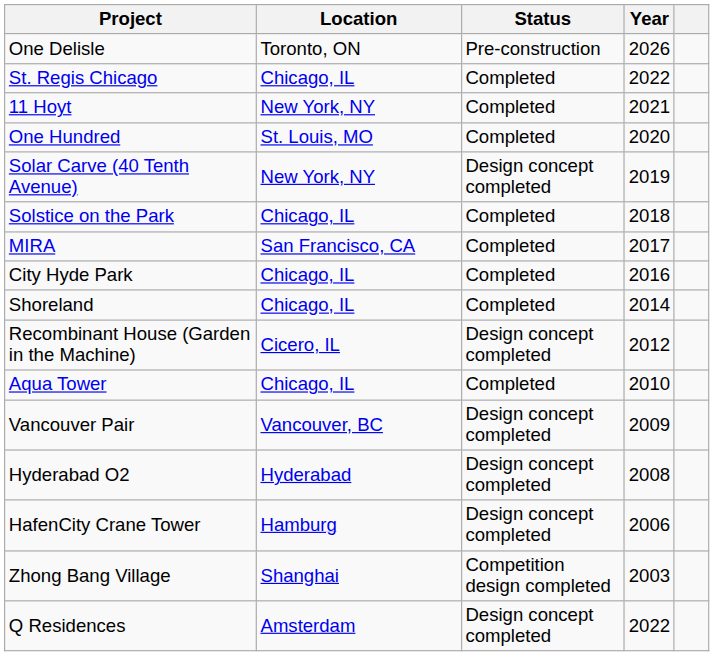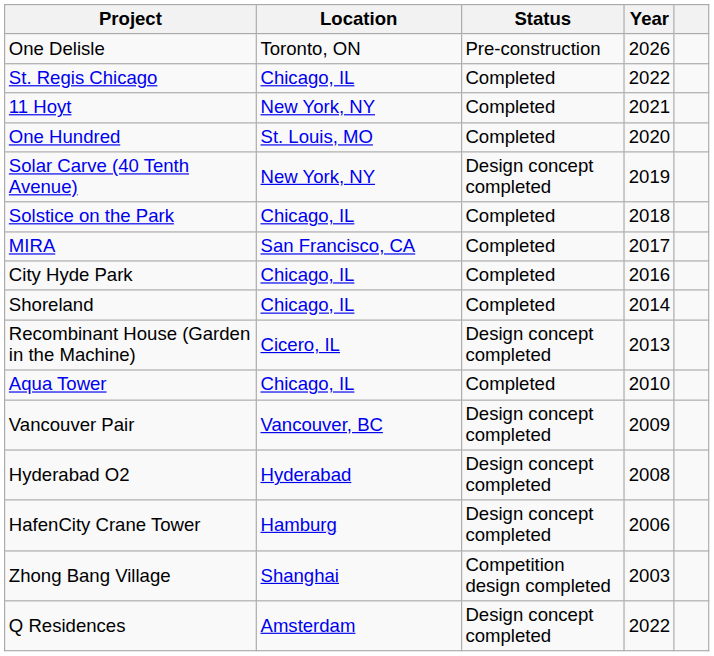(649, 344) 2012 -> (649, 344) 2013
